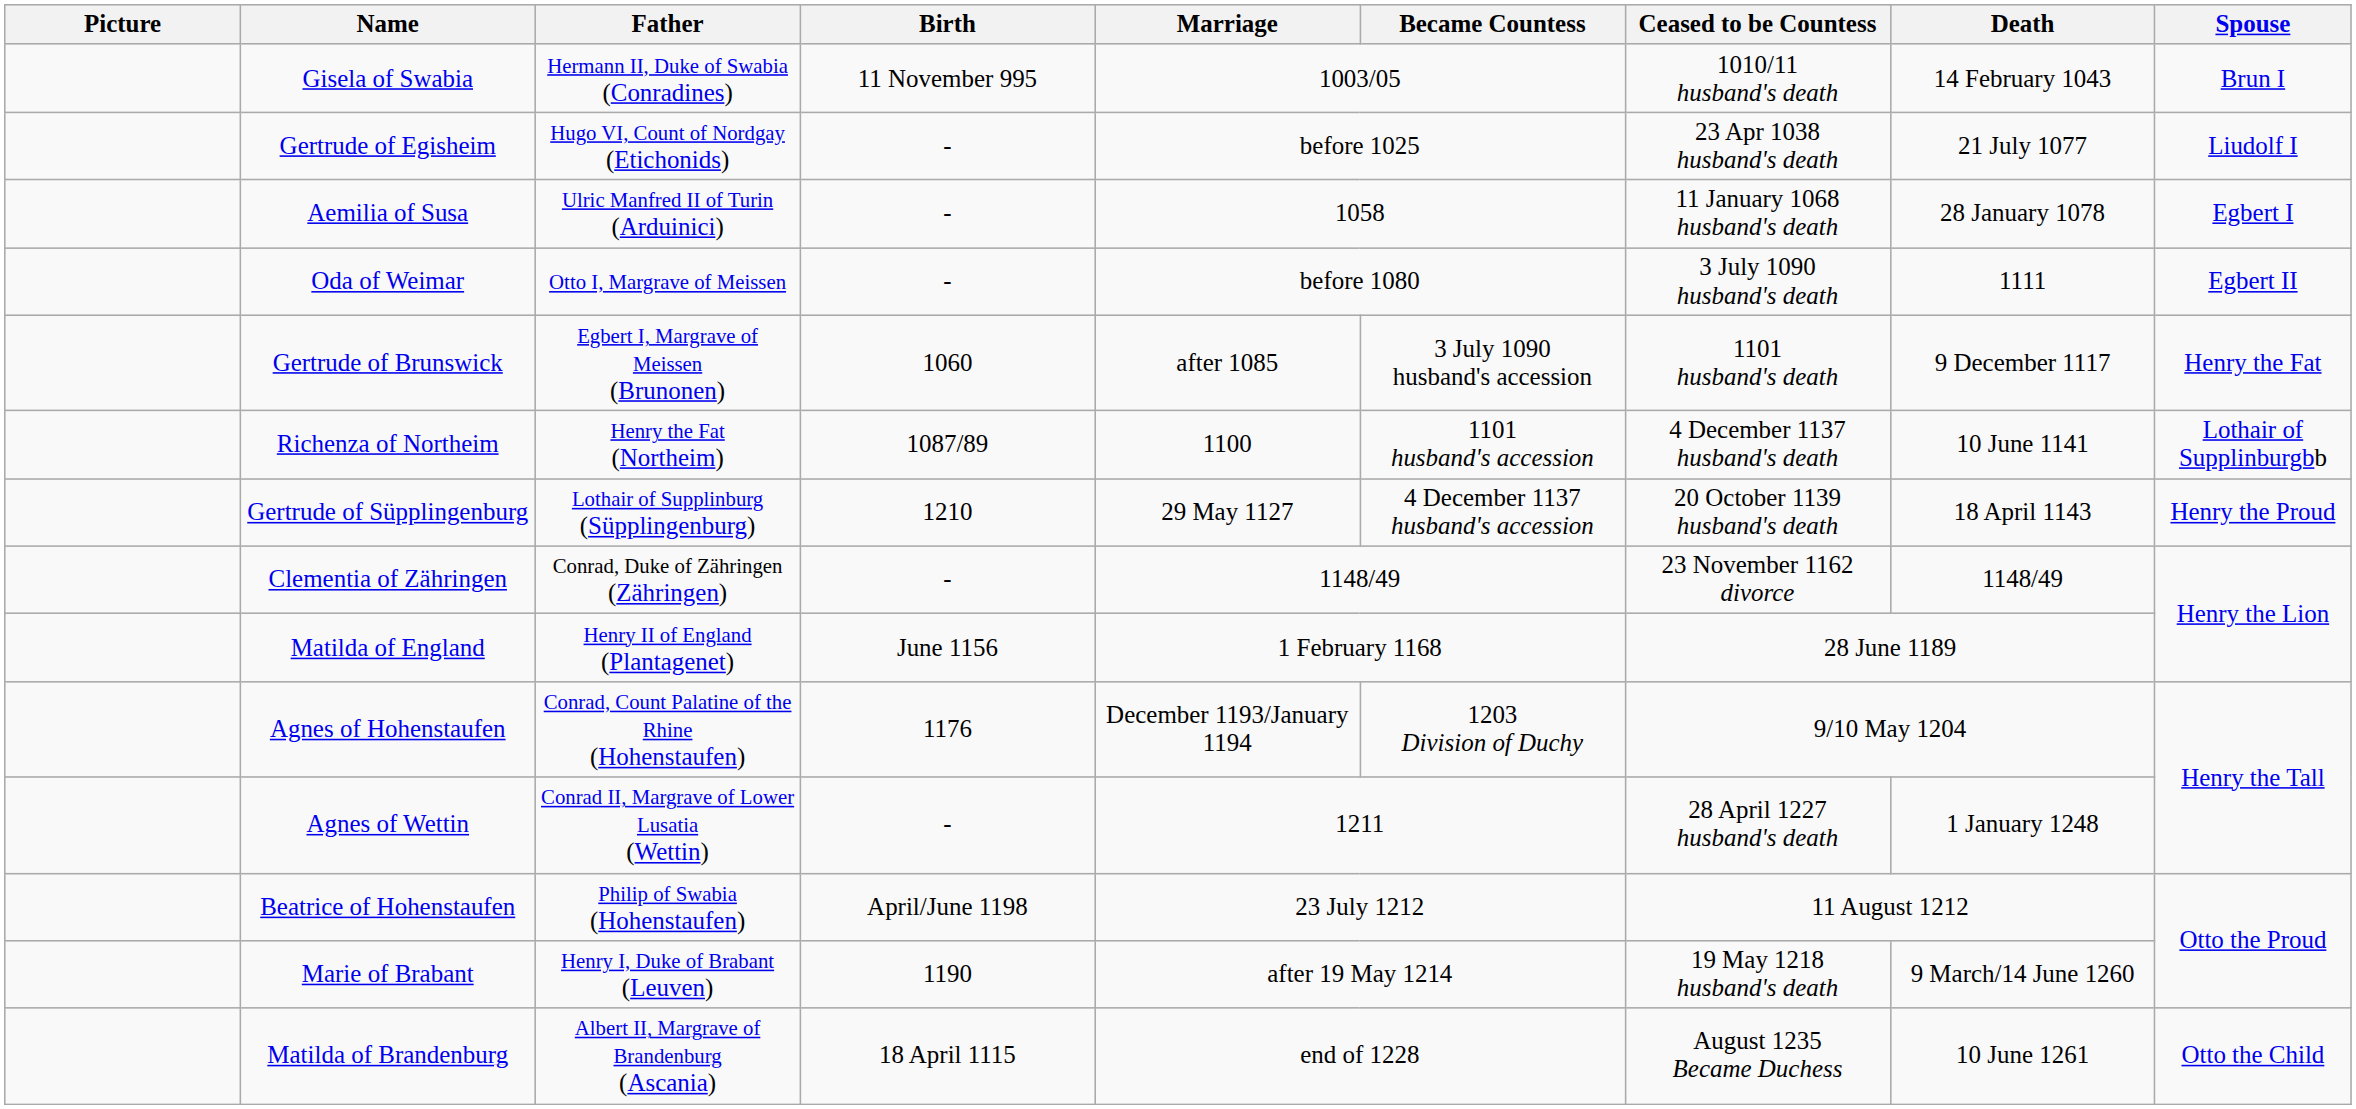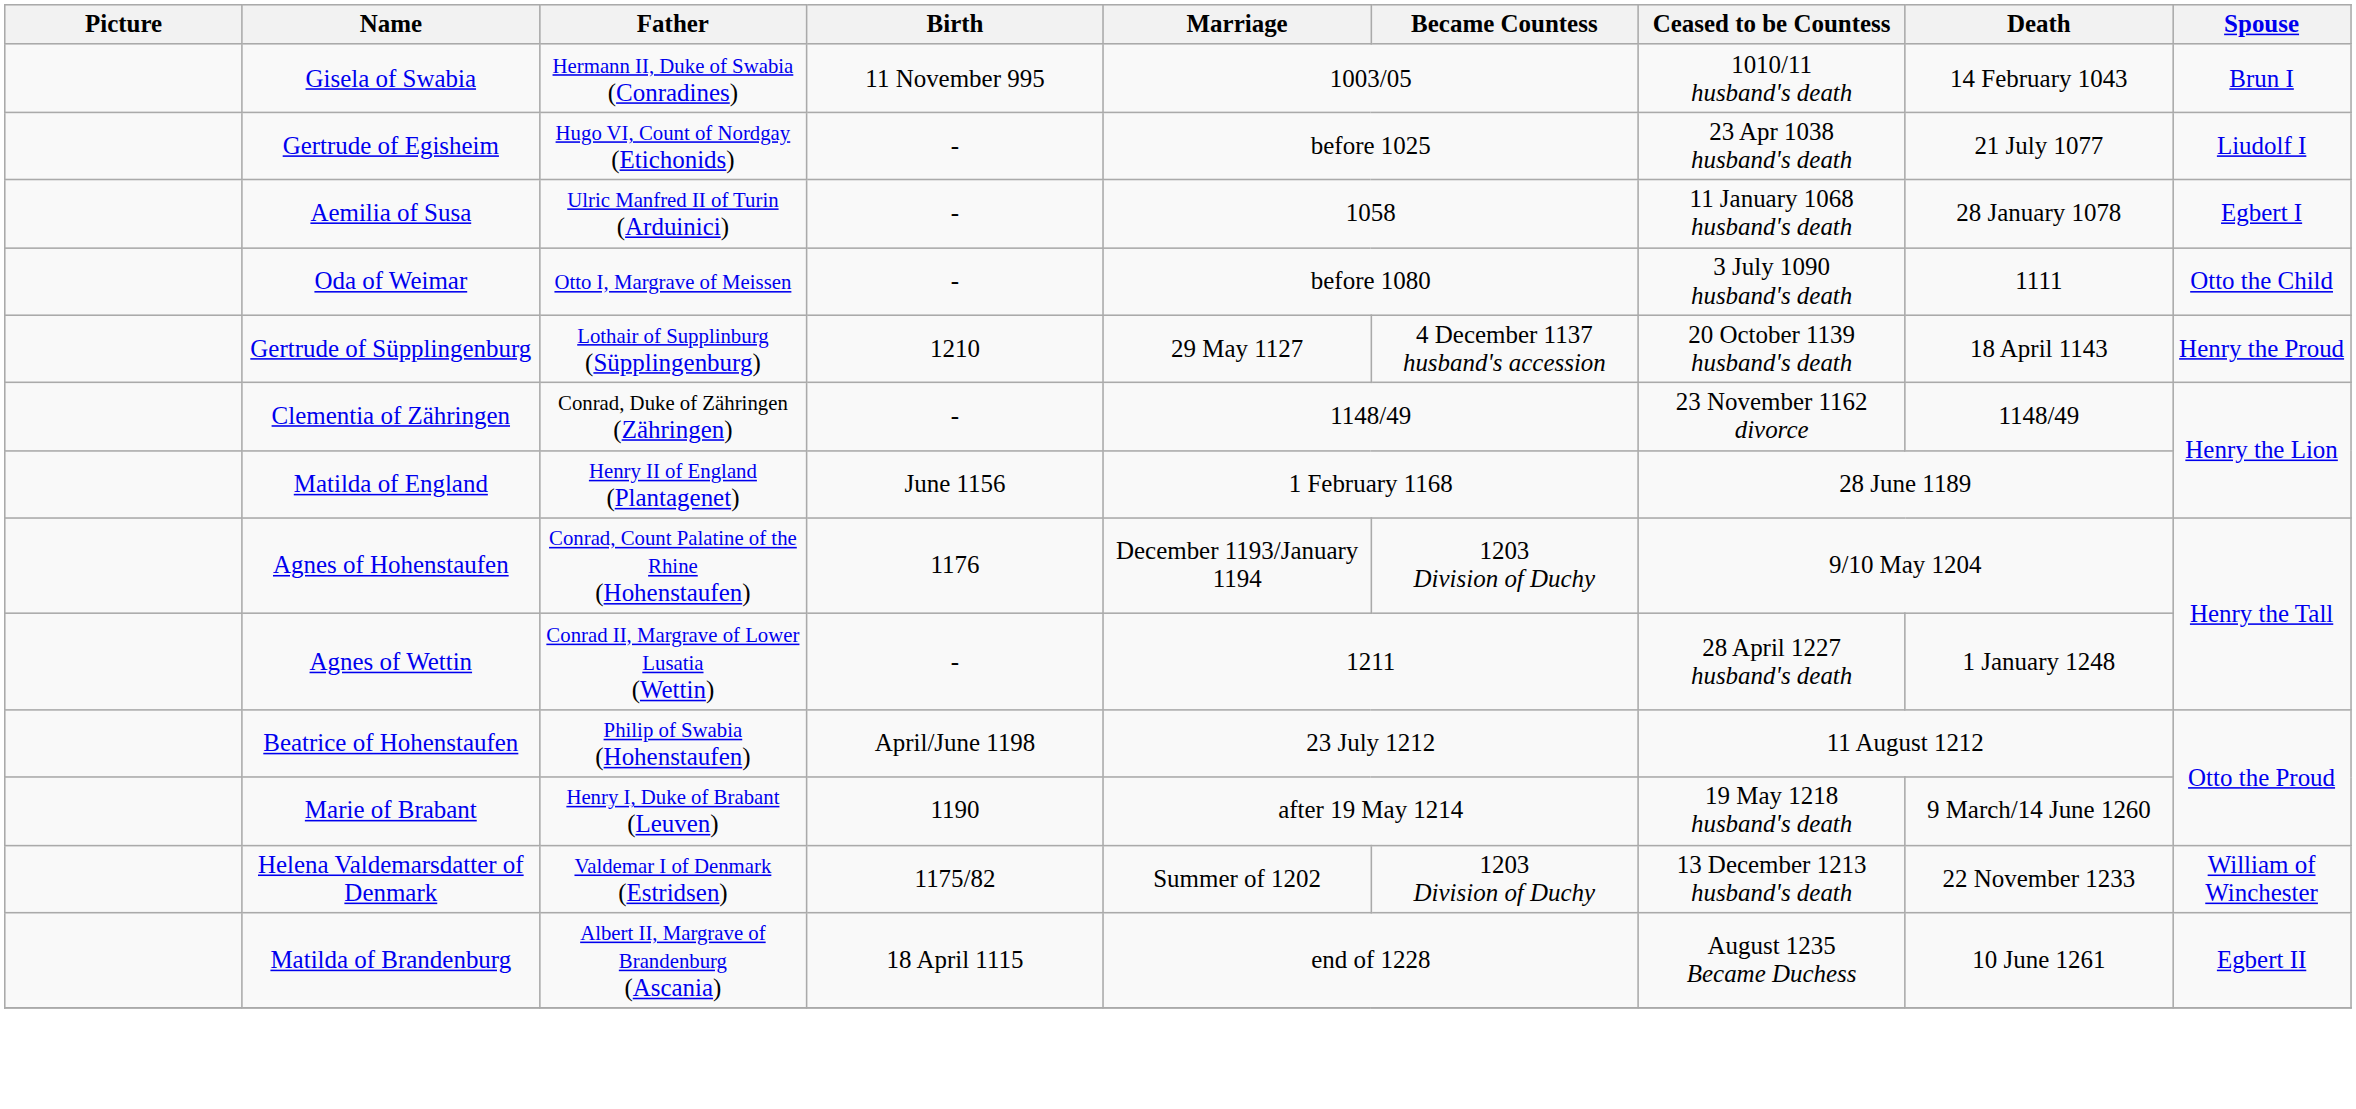(2253, 280) Egbert II -> (2262, 280) Otto the Child
- row: (388, 362)
- row: (388, 444)
+ row: (391, 878)
(2253, 1055) Otto the Child -> (2262, 960) Egbert II
